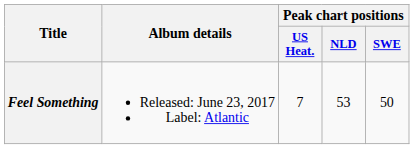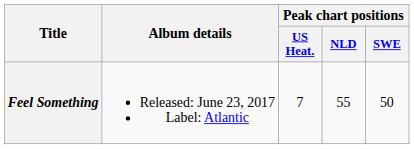(343, 102) 53 -> (343, 102) 55
